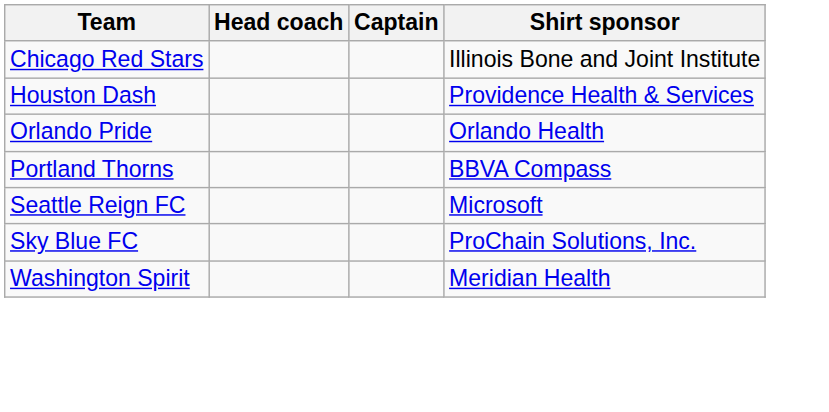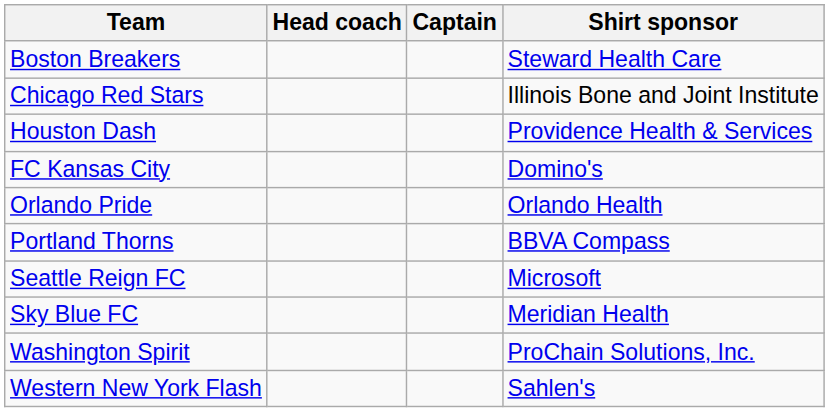+ row: (95, 59)
+ row: (90, 168)
(573, 242) ProChain Solutions, Inc. -> (588, 315) Meridian Health
(530, 278) Meridian Health -> (631, 351) ProChain Solutions, Inc.
+ row: (136, 388)
